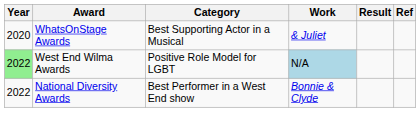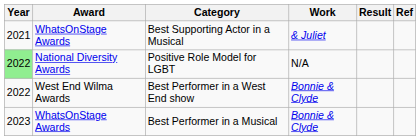(19, 35) 2020 -> (19, 35) 2021
(74, 64) West End Wilma Awards -> (76, 64) National Diversity Awards
(300, 64) lightblue background -> (300, 64) no background
(76, 92) National Diversity Awards -> (74, 92) West End Wilma Awards
+ row: (213, 121)
